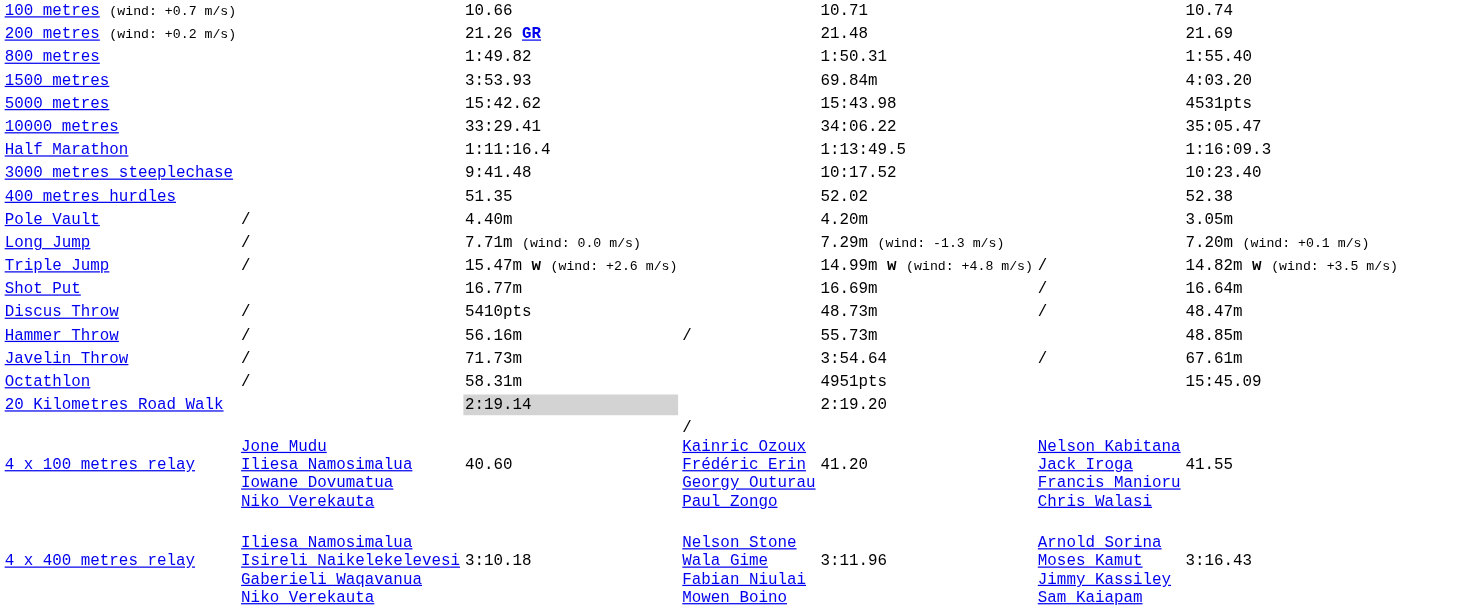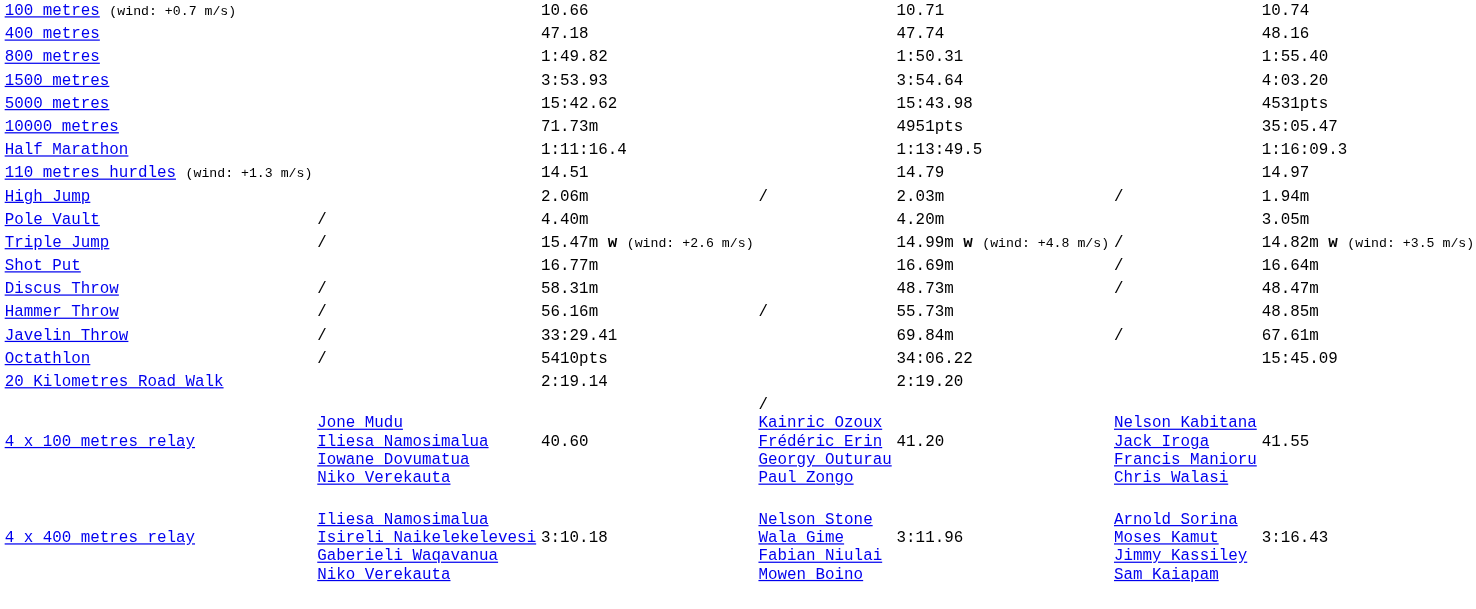- row: (120, 34)
+ row: (52, 34)
(849, 80) 69.84m -> (930, 80) 3:54.64
(503, 127) 33:29.41 -> (570, 127) 71.73m
(858, 127) 34:06.22 -> (930, 127) 4951pts
- row: (119, 173)
+ row: (159, 173)
- row: (90, 196)
+ row: (47, 196)
- row: (47, 243)
(498, 312) 5410pts -> (570, 289) 58.31m
(493, 359) 71.73m -> (579, 335) 33:29.41
(854, 359) 3:54.64 -> (925, 335) 69.84m
(493, 382) 58.31m -> (574, 359) 5410pts
(854, 382) 4951pts -> (935, 359) 34:06.22
(498, 405) lightgrey background -> (574, 382) no background
